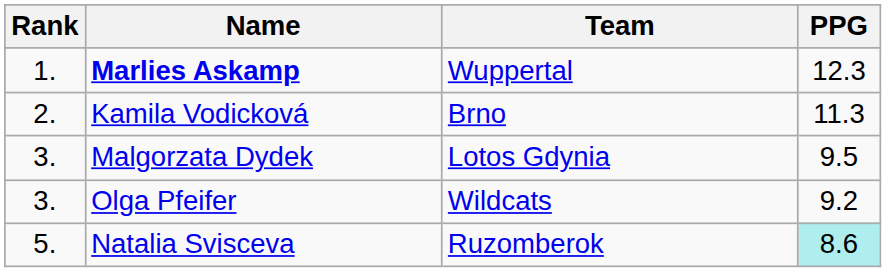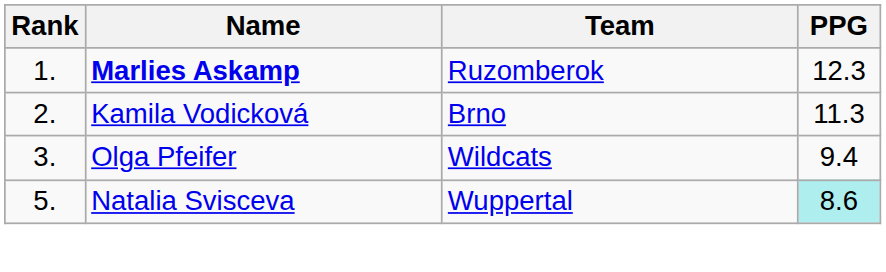(510, 69) Wuppertal -> (526, 69) Ruzomberok
- row: (202, 157)
(839, 200) 9.2 -> (839, 157) 9.4
(526, 244) Ruzomberok -> (510, 200) Wuppertal
